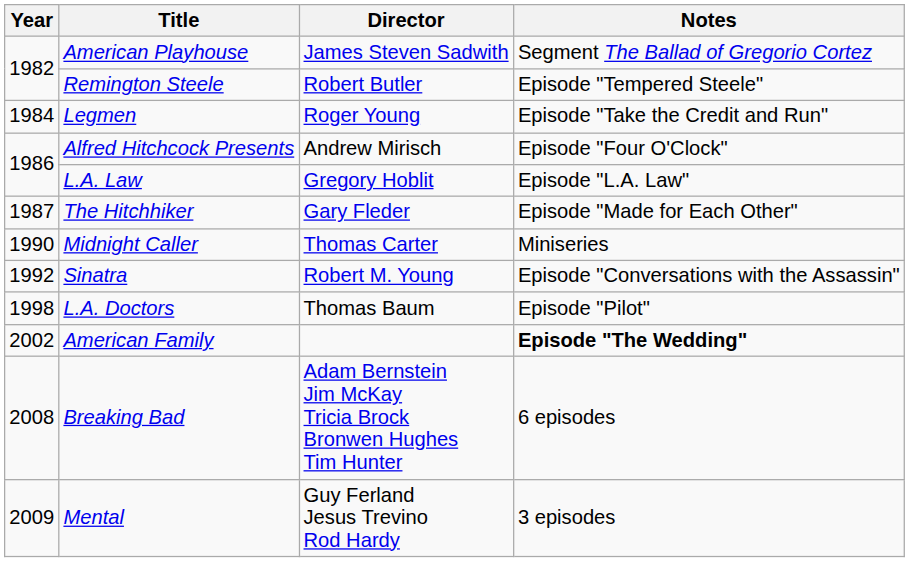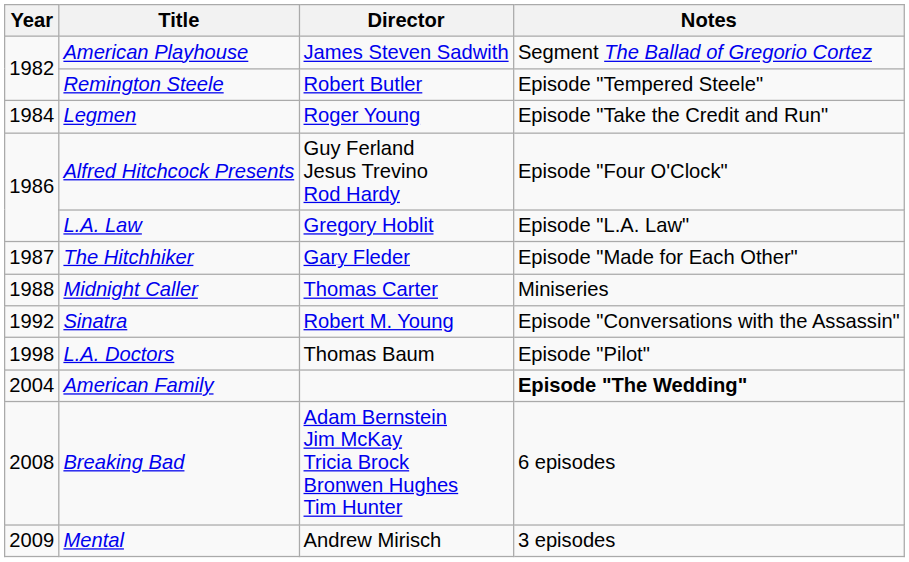(372, 148) Andrew Mirisch -> (366, 171) Guy Ferland Jesus Trevino Rod Hardy
(32, 244) 1990 -> (32, 289) 1988
(32, 340) 2002 -> (32, 385) 2004
(366, 517) Guy Ferland Jesus Trevino Rod Hardy -> (372, 540) Andrew Mirisch
